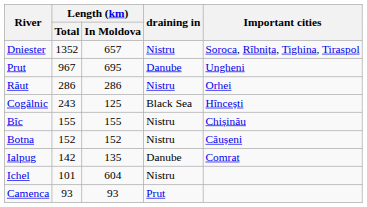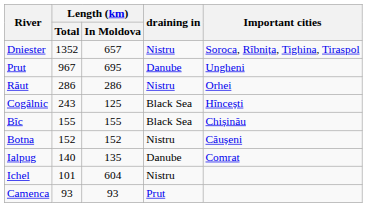(160, 121) Nistru -> (169, 121) Black Sea
(67, 157) 142 -> (67, 157) 140
